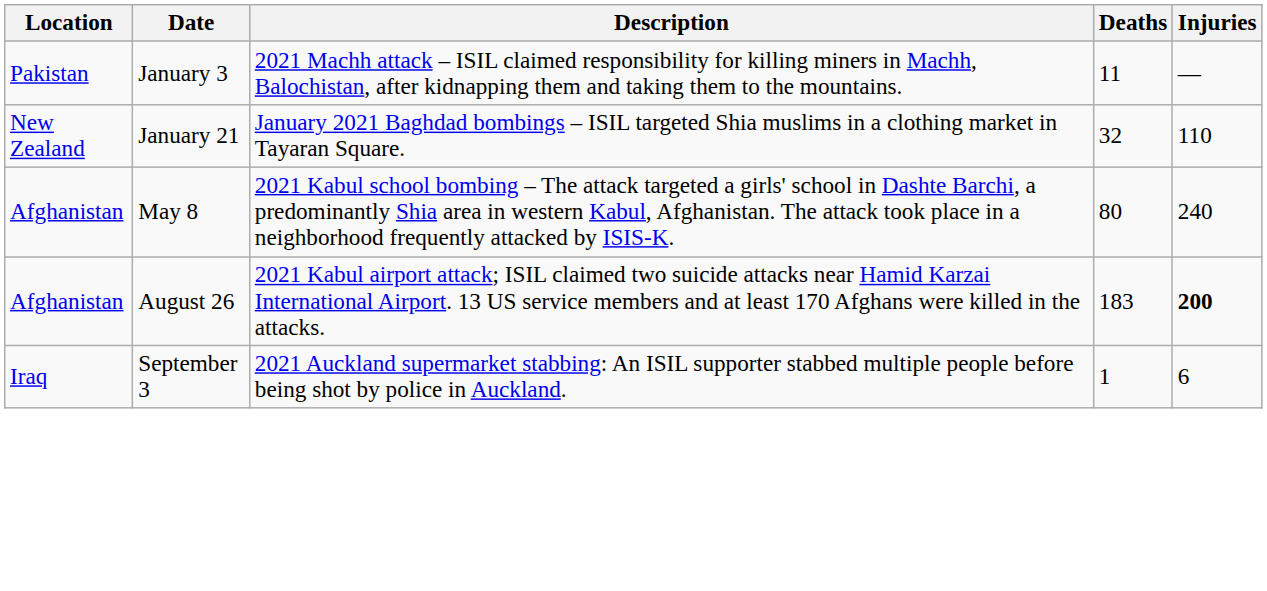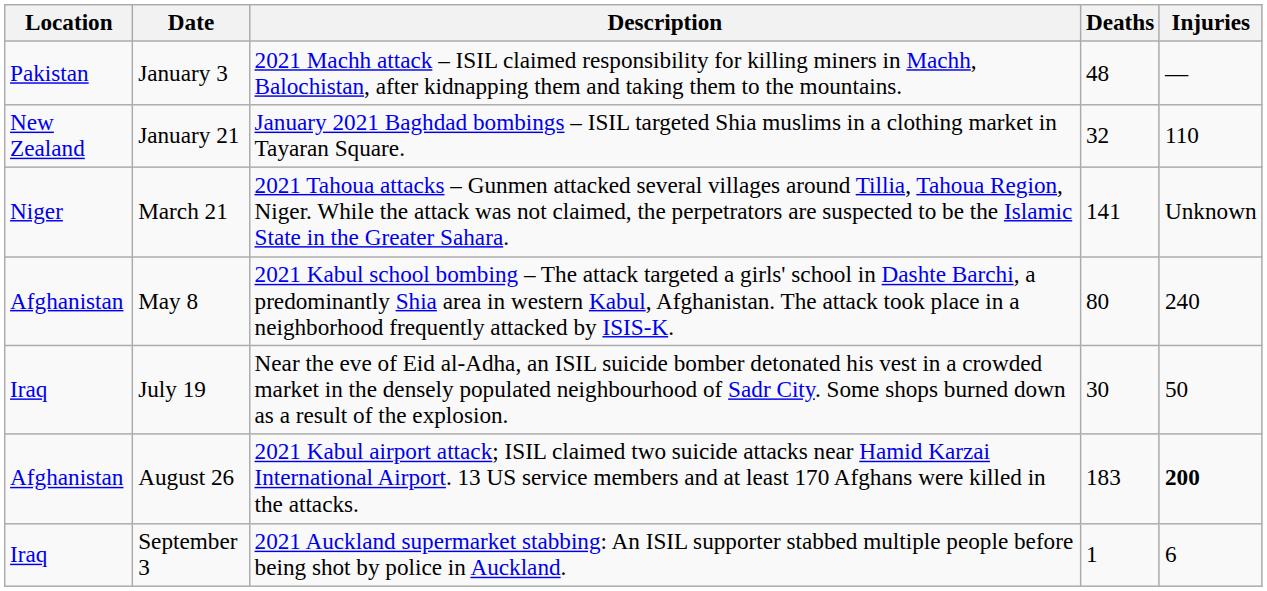(1110, 72) 11 -> (1098, 72) 48
+ row: (183, 211)
+ row: (172, 389)
